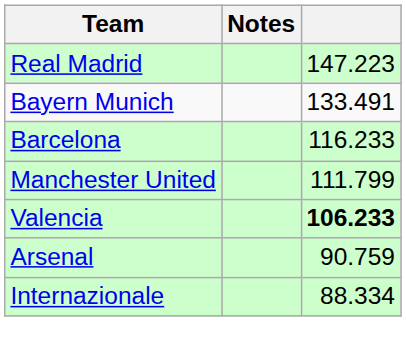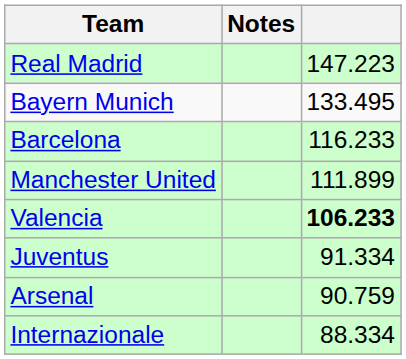(351, 102) 133.491 -> (351, 102) 133.495
(353, 179) 111.799 -> (353, 179) 111.899
+ row: (59, 257)
